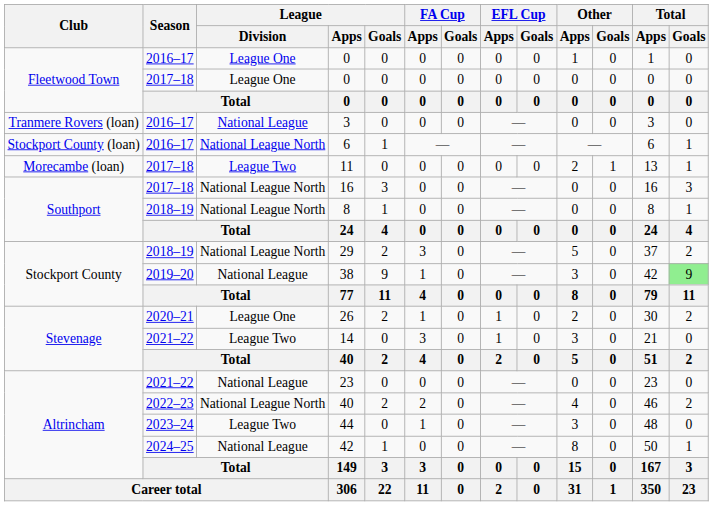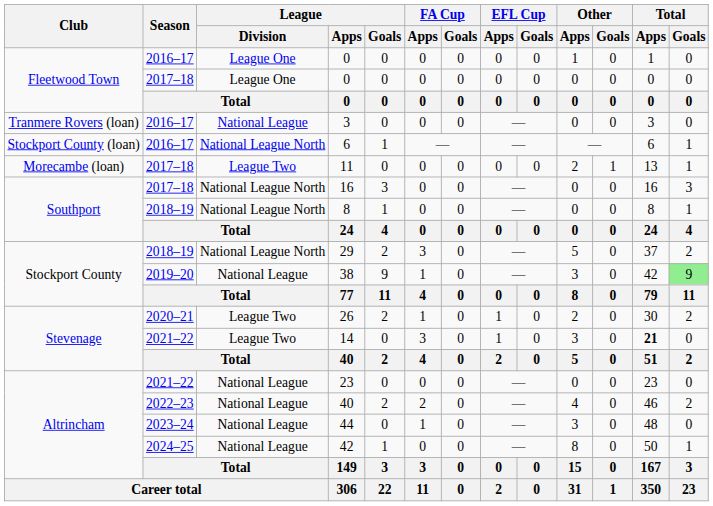(263, 317) League One -> (263, 317) League Two
(651, 338) normal -> (651, 338) bold
(263, 403) National League North -> (263, 403) National League
(263, 425) League Two -> (263, 425) National League
